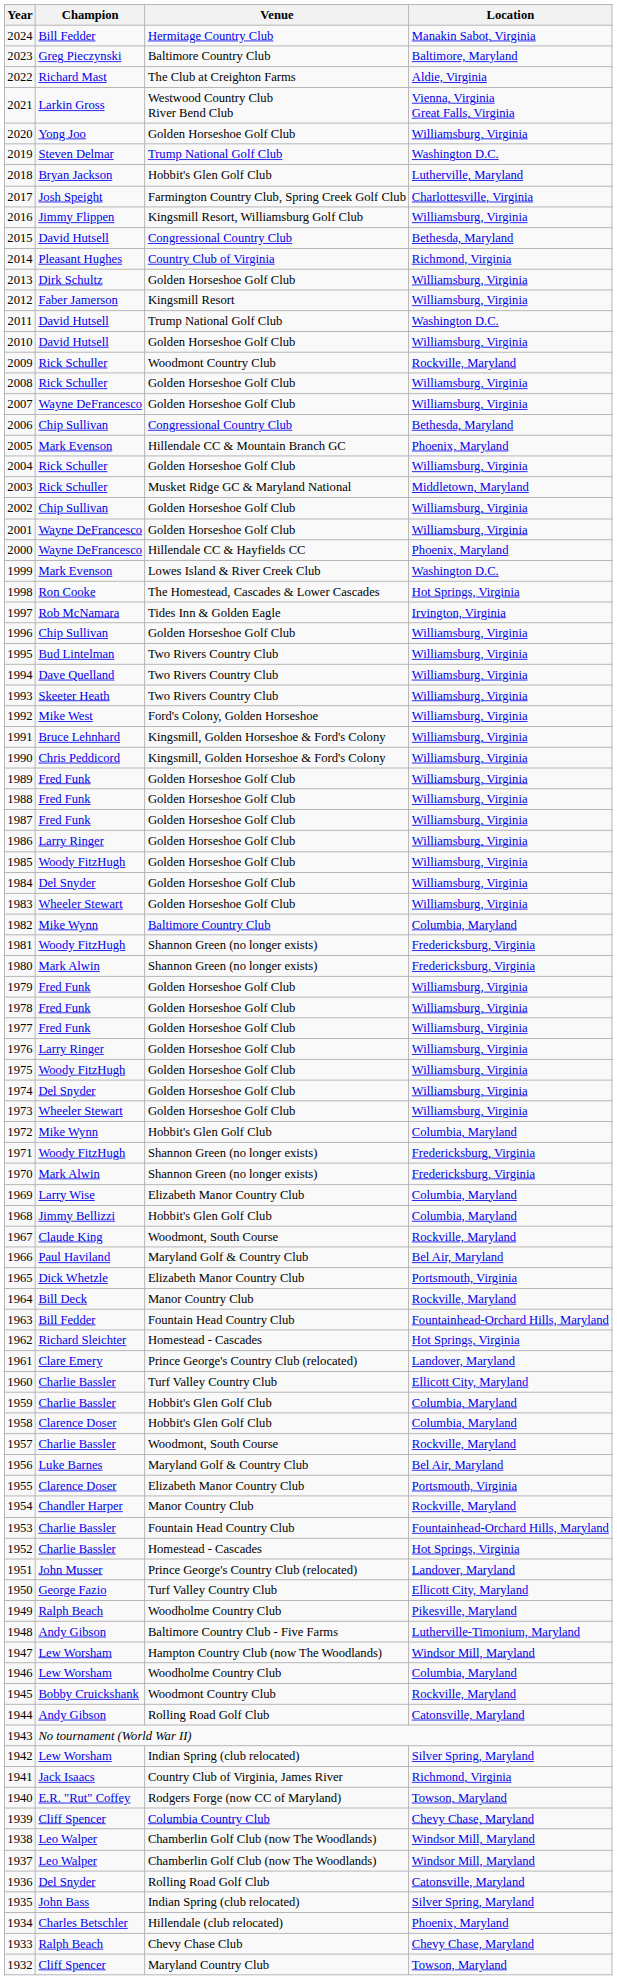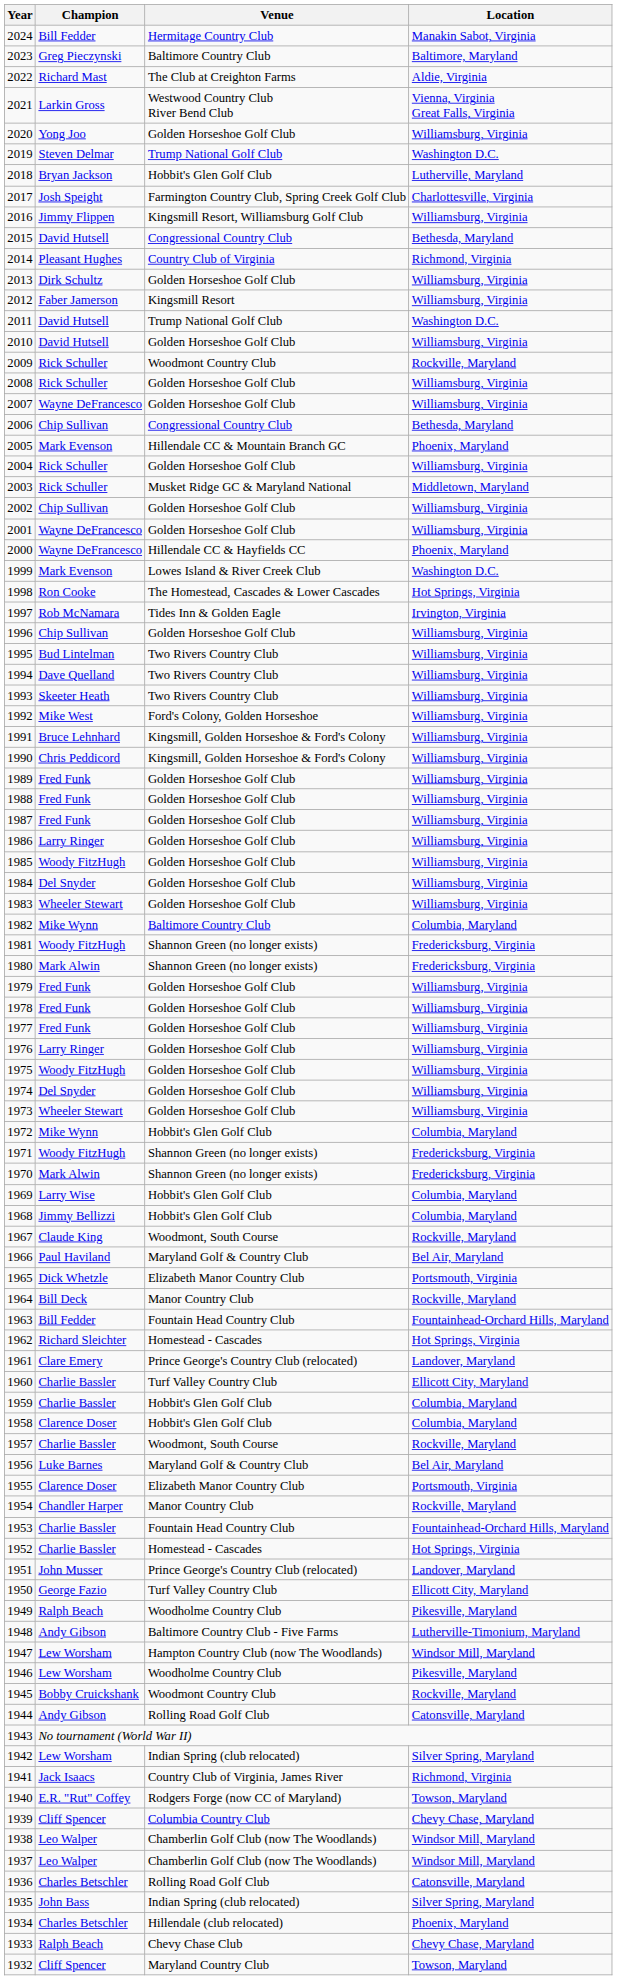(226, 1194) Elizabeth Manor Country Club -> (210, 1194) Hobbit's Glen Golf Club
(464, 1673) Columbia, Maryland -> (464, 1673) Pikesville, Maryland
(67, 1881) Del Snyder -> (83, 1881) Charles Betschler
